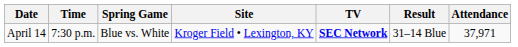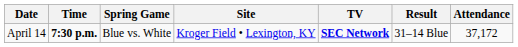(73, 33) normal -> (74, 33) bold
(480, 33) 37,971 -> (482, 33) 37,172
